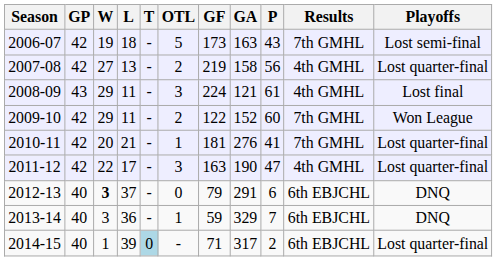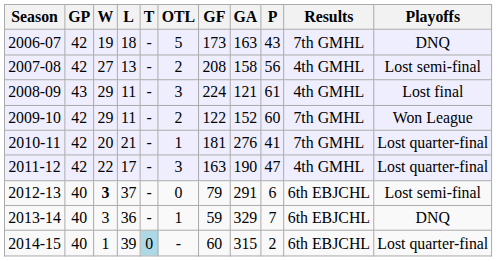(433, 42) Lost semi-final -> (433, 42) DNQ
(214, 67) 219 -> (214, 67) 208
(433, 67) Lost quarter-final -> (433, 67) Lost semi-final
(433, 192) DNQ -> (433, 192) Lost semi-final
(214, 243) 71 -> (214, 243) 60
(245, 243) 317 -> (245, 243) 315
